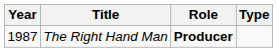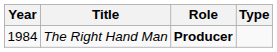(22, 36) 1987 -> (22, 36) 1984
